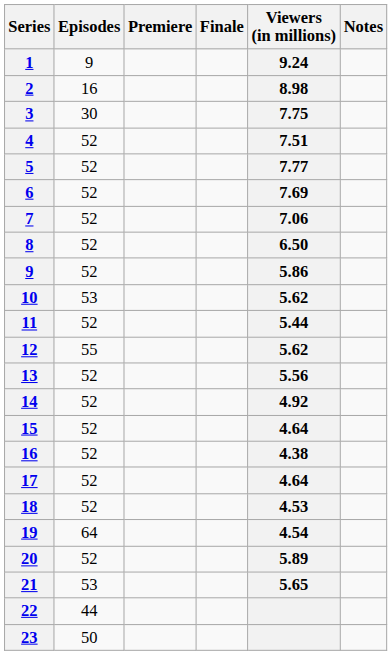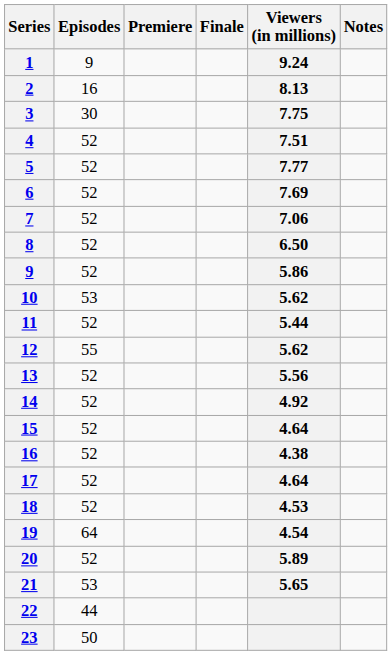(294, 88) 8.98 -> (294, 88) 8.13
